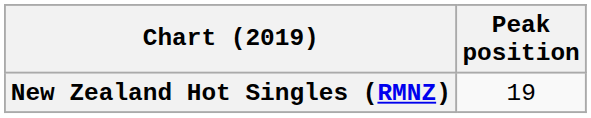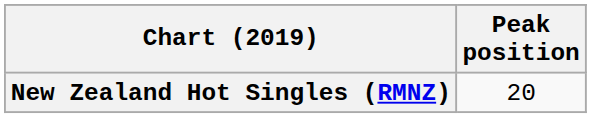(521, 93) 19 -> (521, 93) 20
